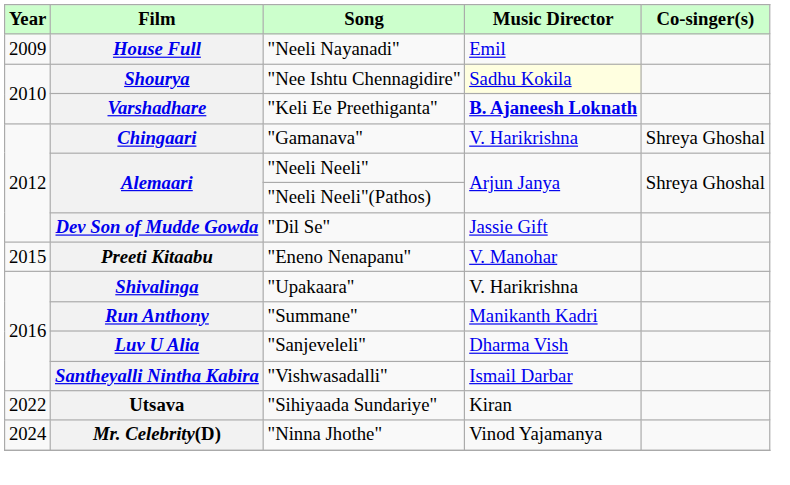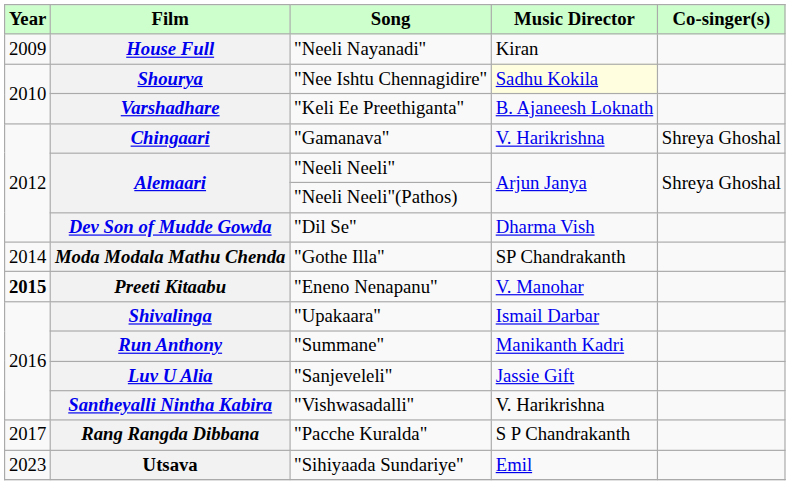(487, 49) Emil -> (517, 49) Kiran
(553, 108) bold -> (574, 108) normal
(508, 227) Jassie Gift -> (545, 227) Dharma Vish
+ row: (170, 256)
(28, 256) normal -> (28, 286) bold
(524, 286) V. Harikrishna -> (547, 316) Ismail Darbar
(519, 345) Dharma Vish -> (535, 375) Jassie Gift
(521, 375) Ismail Darbar -> (550, 405) V. Harikrishna
+ row: (170, 434)
(28, 405) 2022 -> (28, 464) 2023
(491, 405) Kiran -> (514, 464) Emil
- row: (157, 434)
